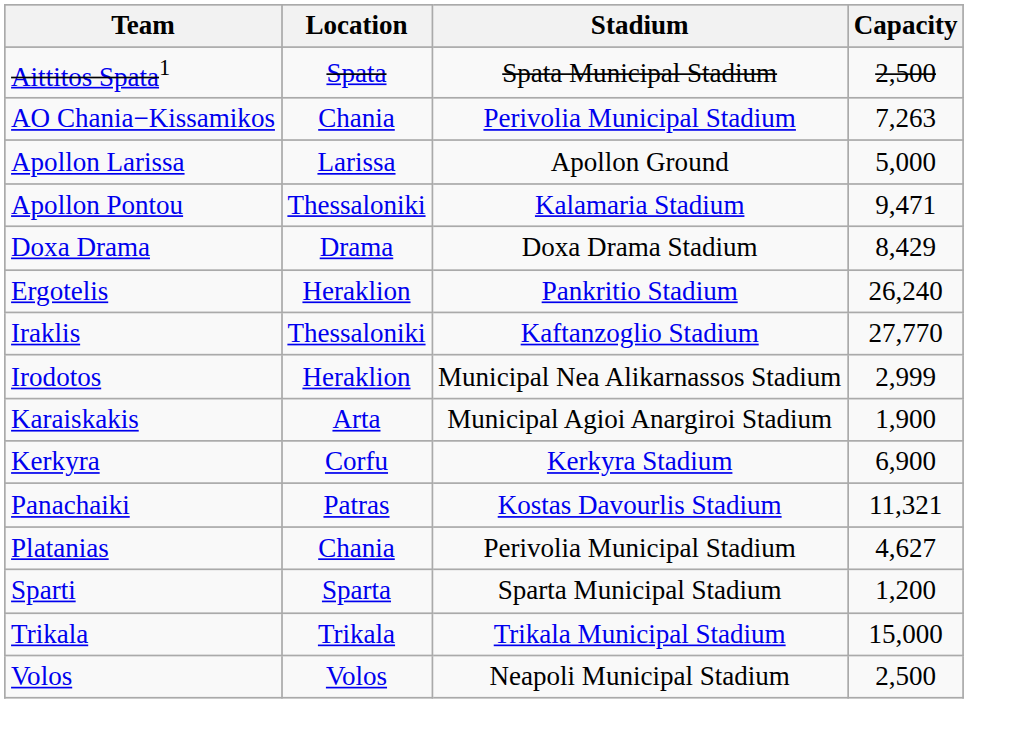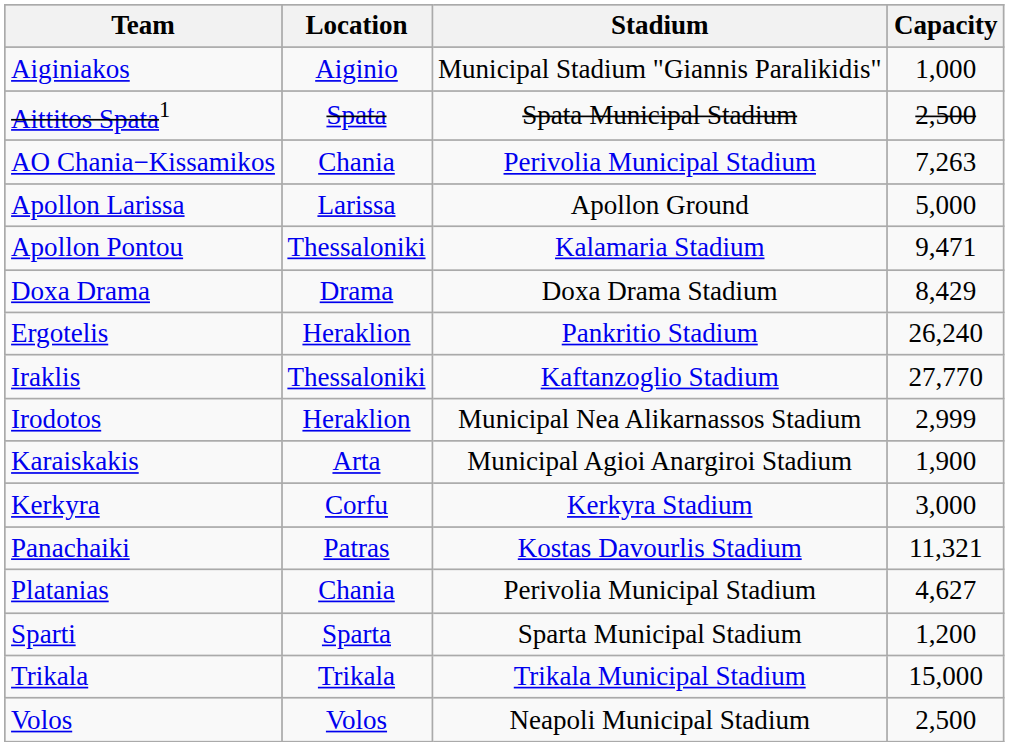+ row: (70, 68)
(906, 462) 6,900 -> (946, 504) 3,000
